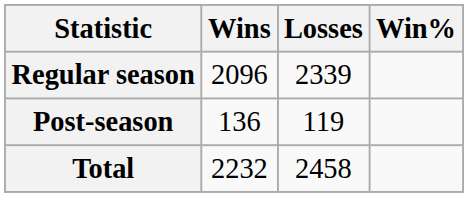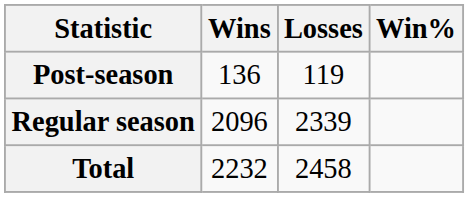rows swapped: (103, 74) <-> (103, 121)
